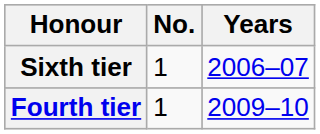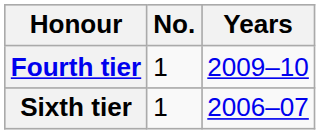rows swapped: (76, 107) <-> (76, 66)
